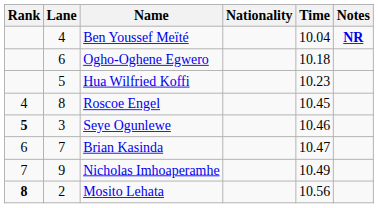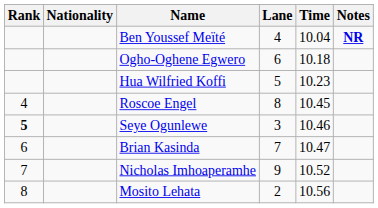columns swapped: (62, 15) <-> (259, 15)
(315, 170) 10.49 -> (315, 170) 10.52
(24, 192) bold -> (24, 192) normal
